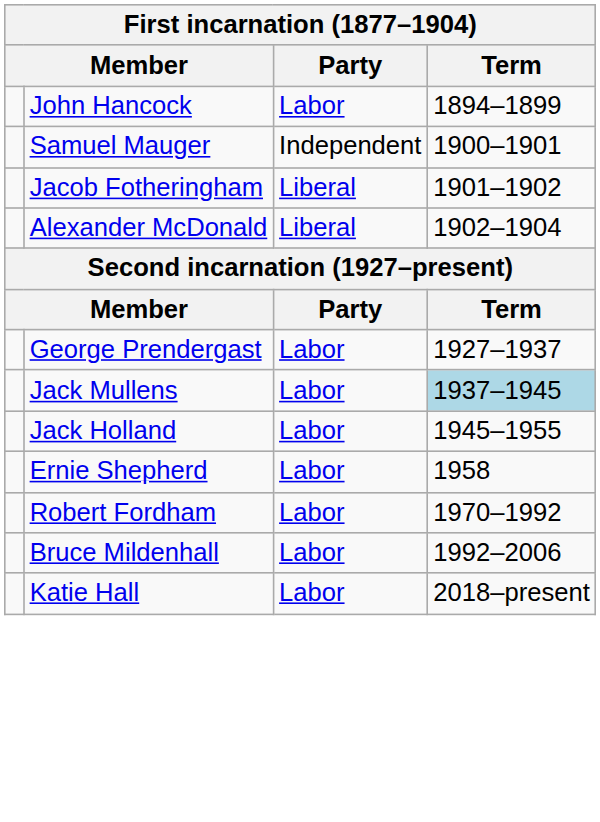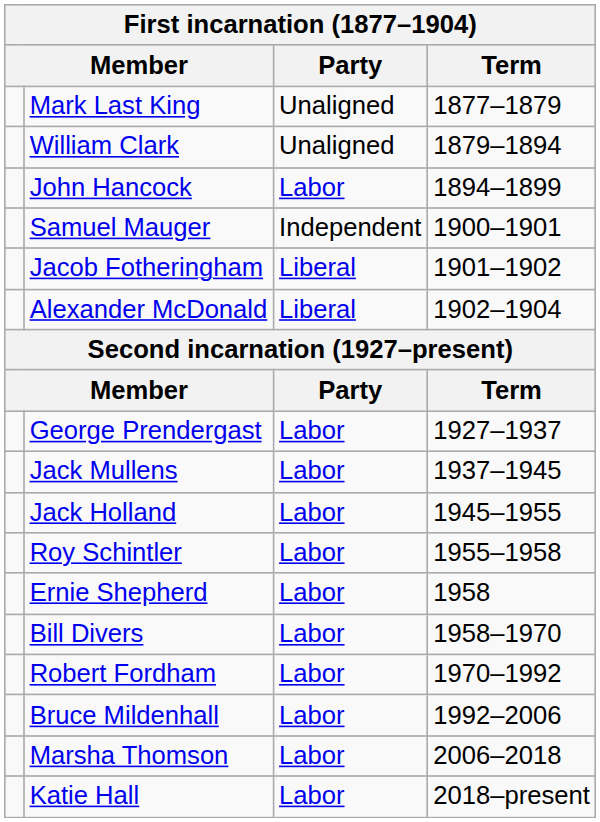+ row: (115, 106)
+ row: (104, 146)
(497, 390) lightblue background -> (497, 471) no background
+ row: (106, 552)
+ row: (87, 633)
+ row: (129, 755)
